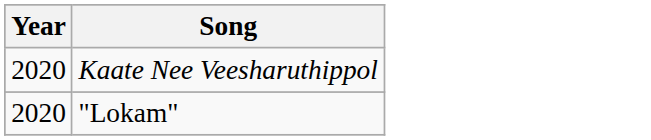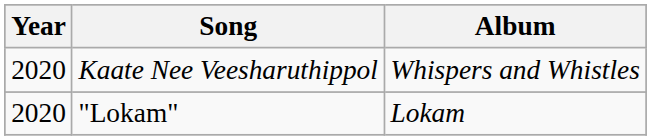+ column: (515, 26)
